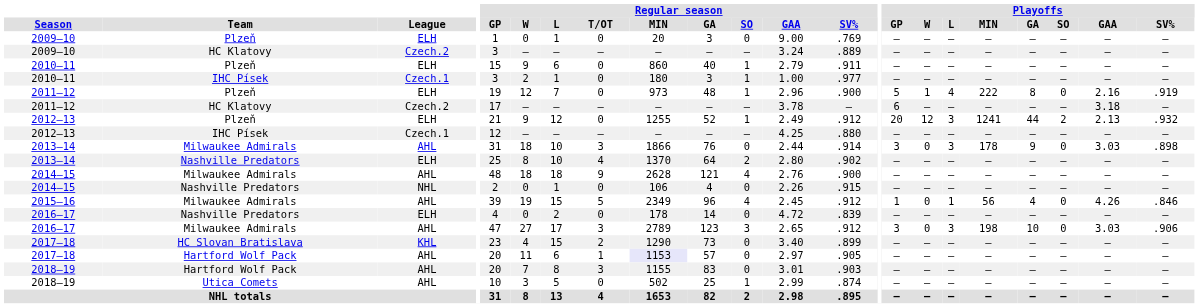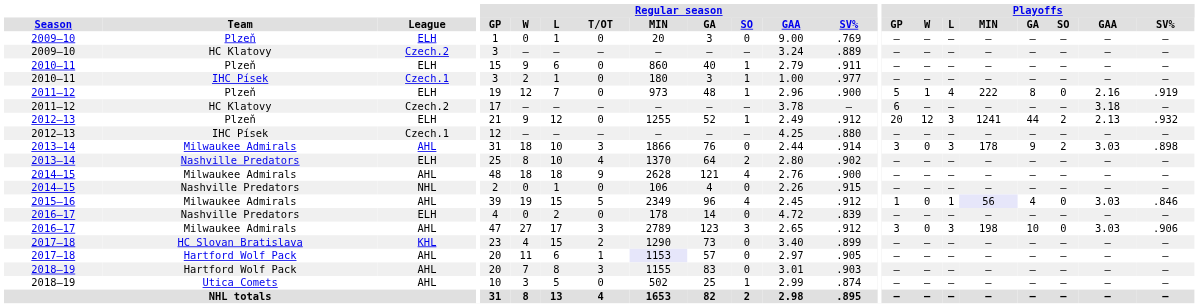(1063, 147) 0 -> (1063, 147) 2
(988, 201) no background -> (988, 201) lavender background
(1108, 201) 4.26 -> (1108, 201) 3.03
